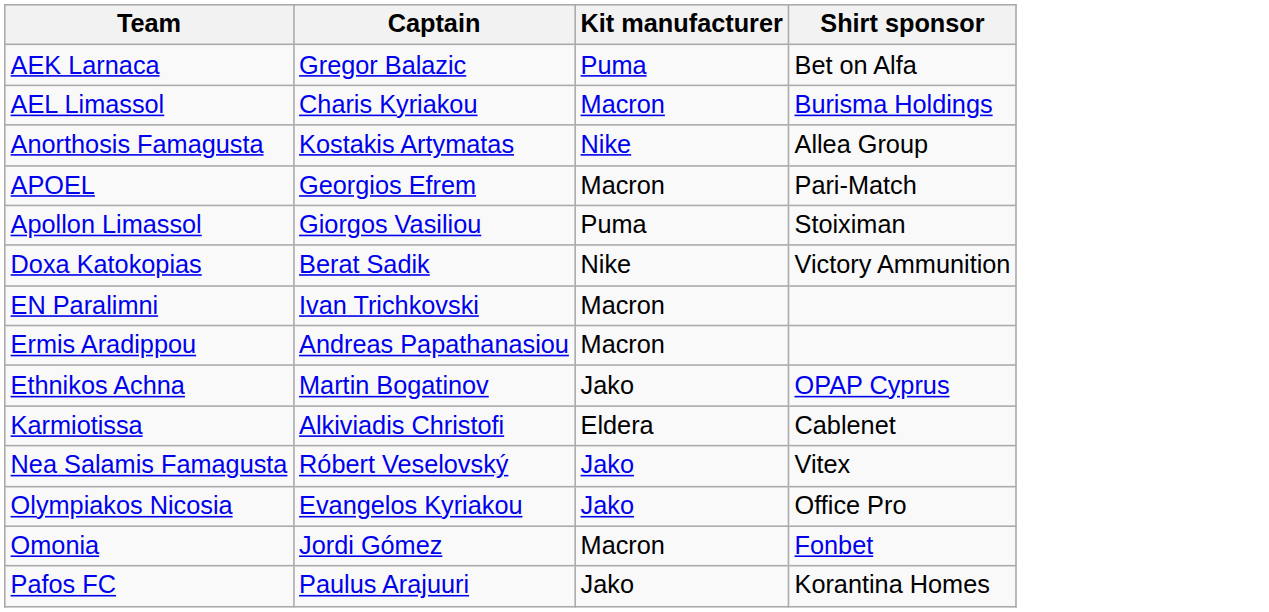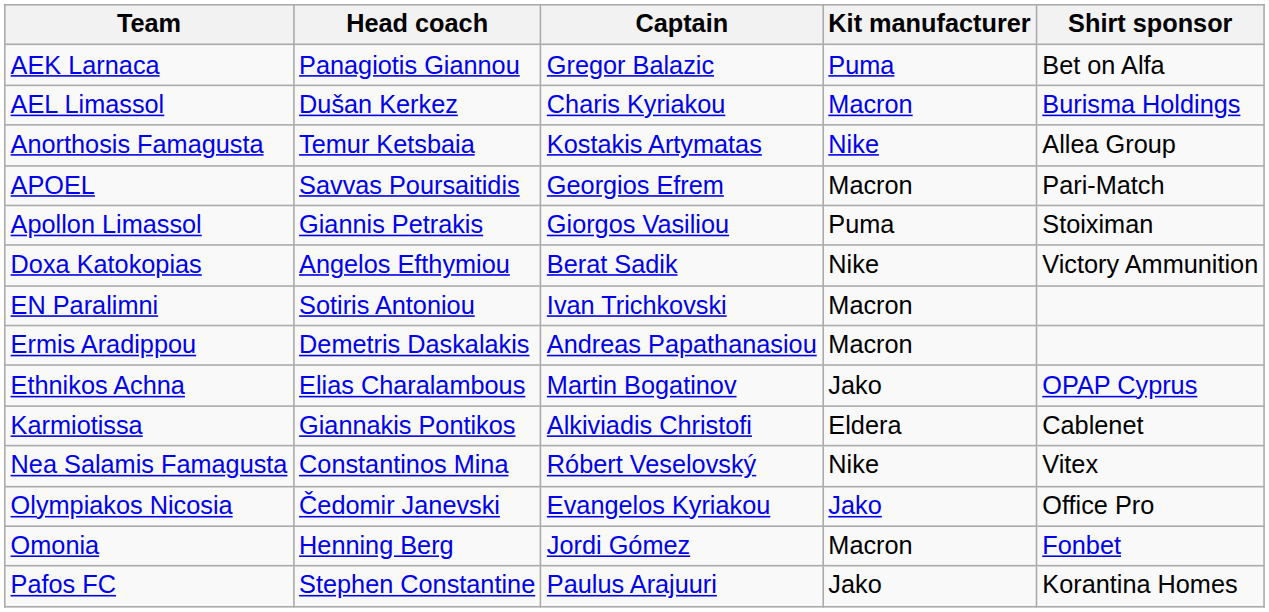+ column: (417, 24)
(607, 465) Jako -> (854, 465) Nike
